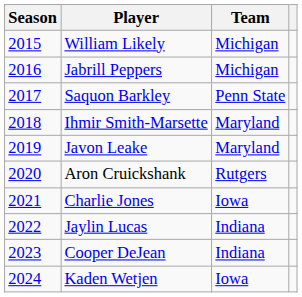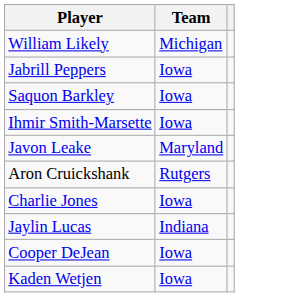- column: (33, 17)
(247, 69) Michigan -> (176, 69) Iowa
(250, 95) Penn State -> (176, 95) Iowa
(247, 122) Maryland -> (176, 122) Iowa
(240, 252) Indiana -> (176, 252) Iowa
